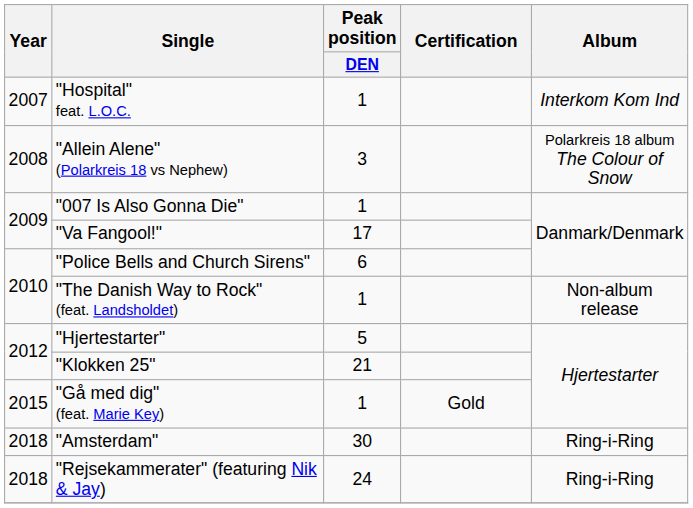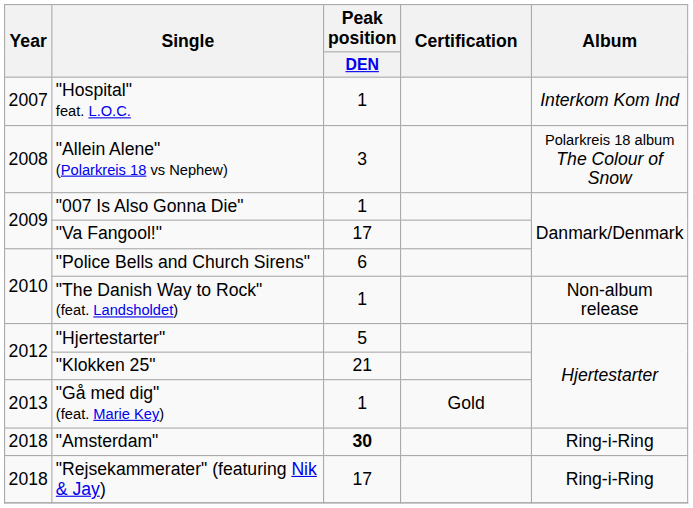(28, 403) 2015 -> (28, 403) 2013
(362, 441) normal -> (362, 441) bold
(362, 479) 24 -> (362, 479) 17
